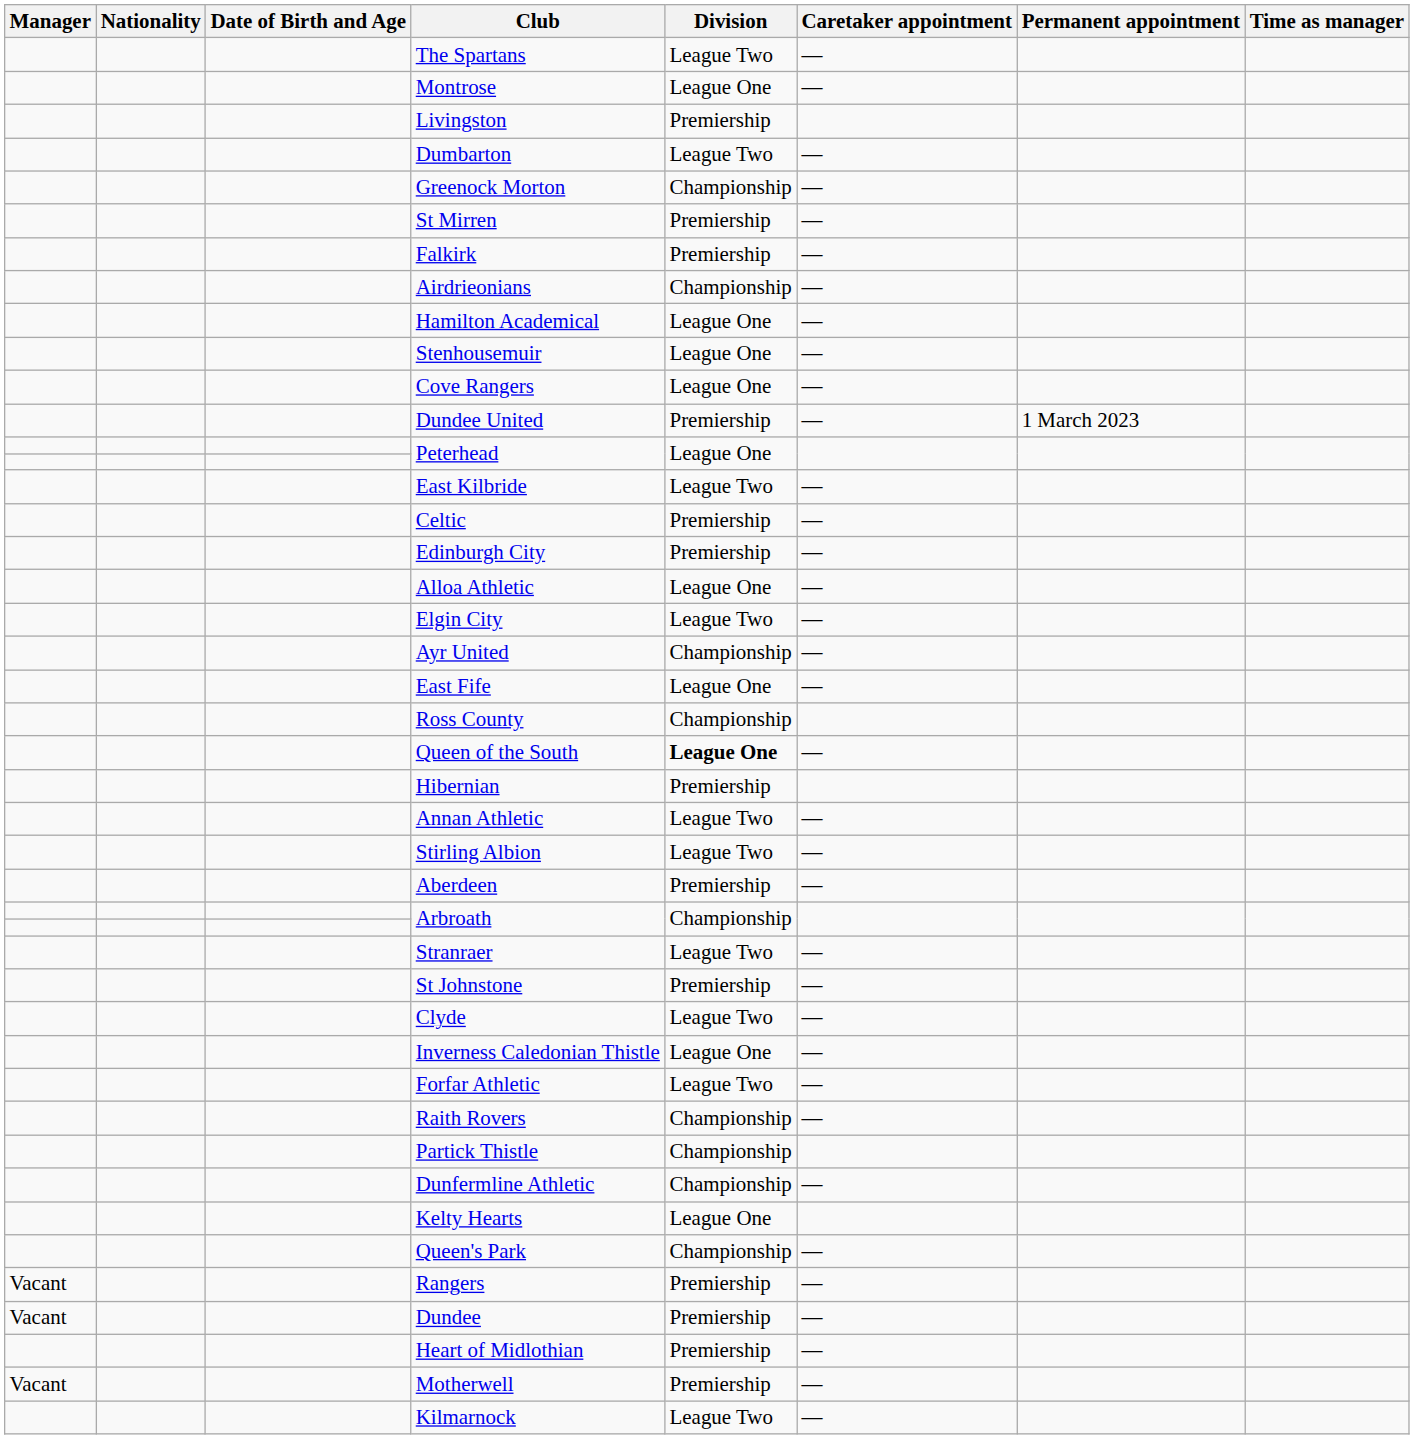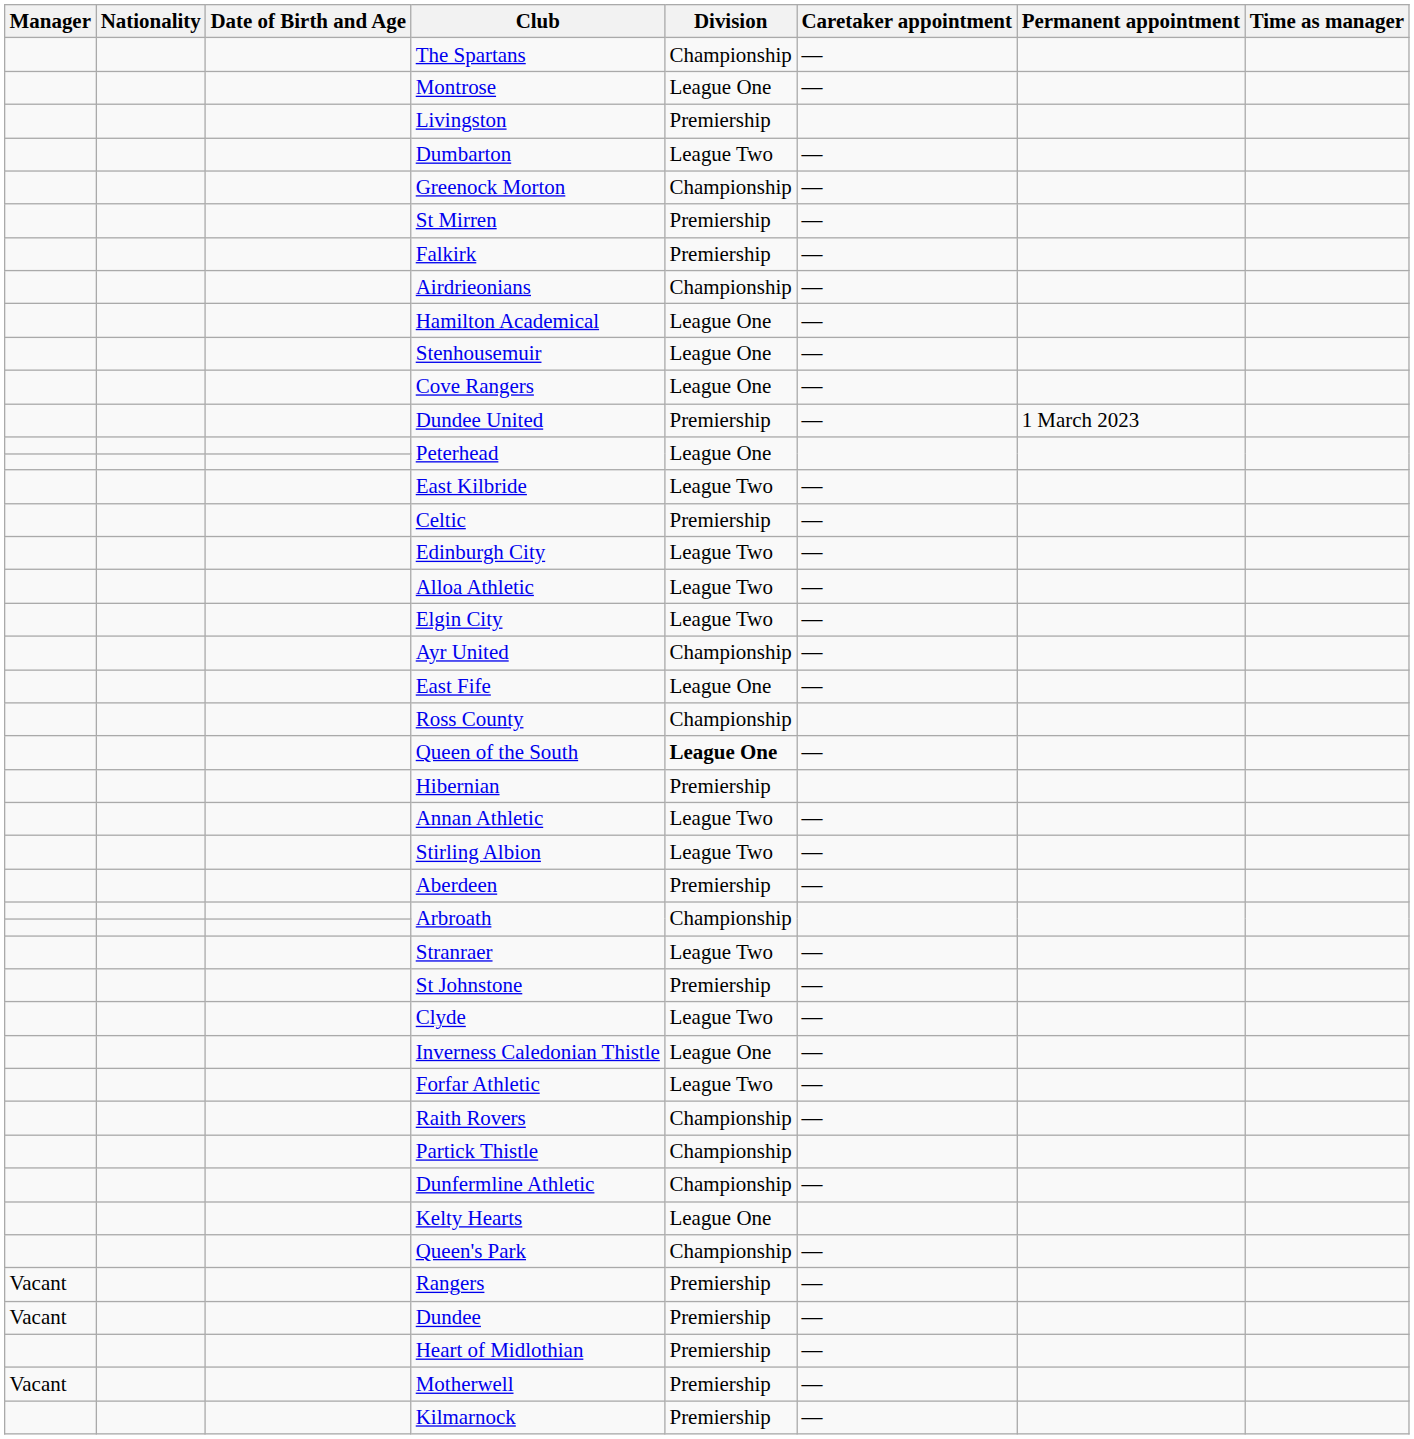(721, 54) League Two -> (731, 54) Championship
(720, 552) Premiership -> (721, 552) League Two
(720, 586) League One -> (721, 586) League Two
(721, 1417) League Two -> (720, 1417) Premiership
